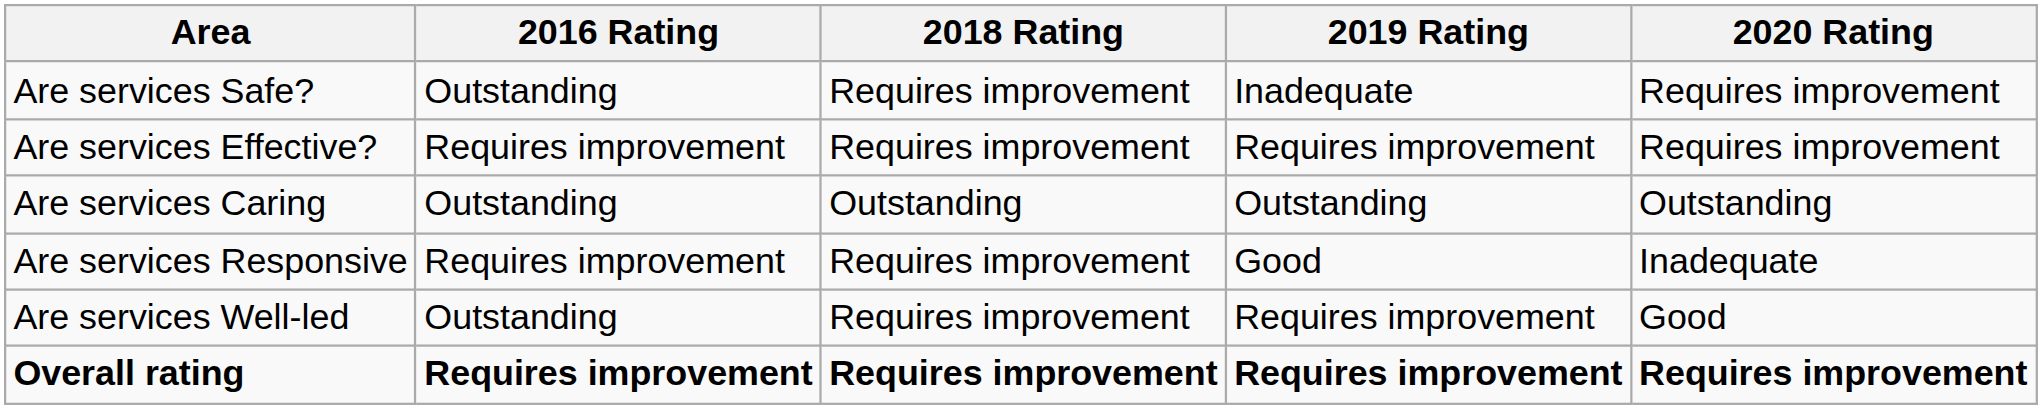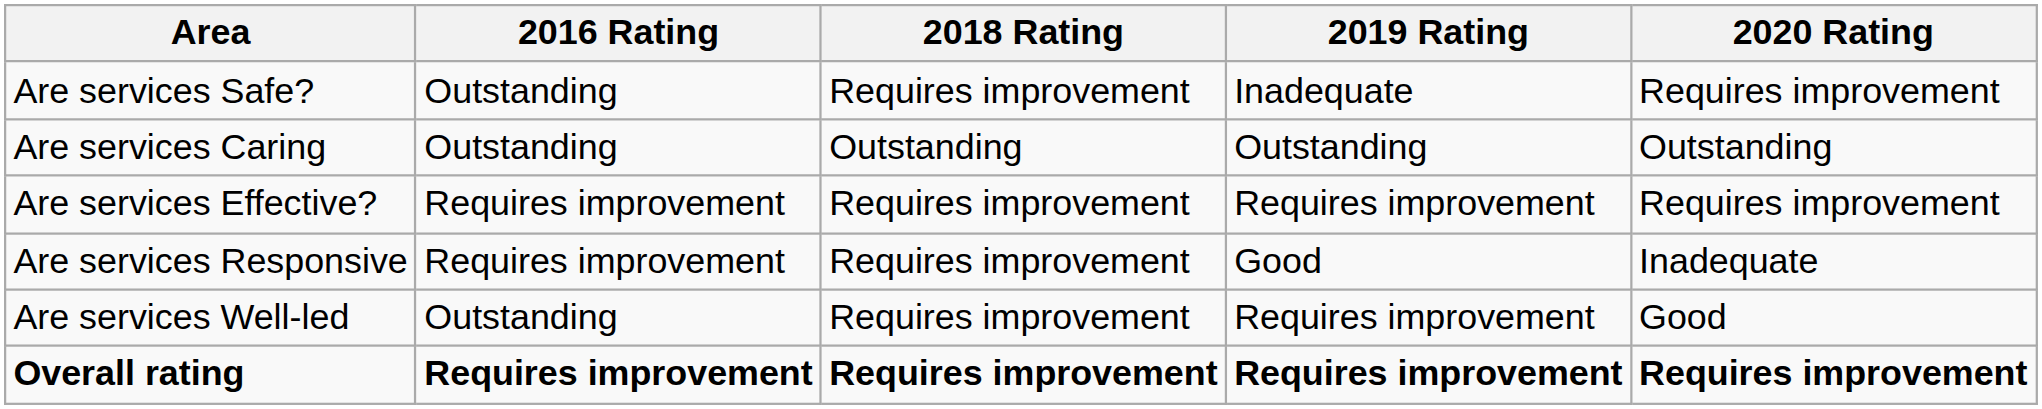rows swapped: (195, 146) <-> (170, 203)
